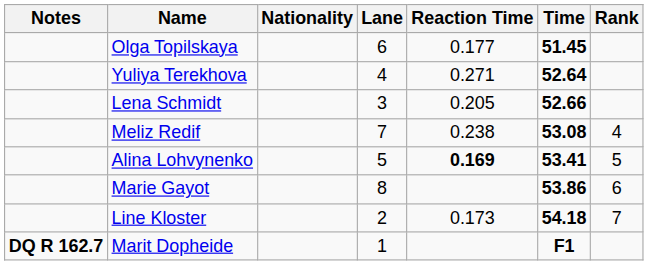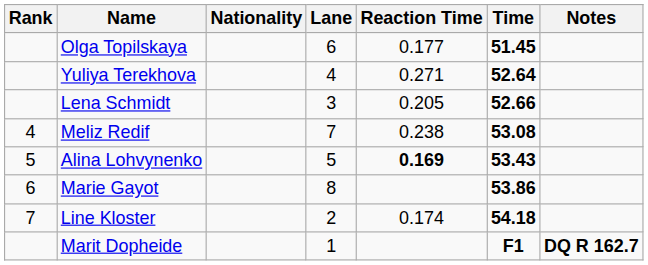columns swapped: (617, 18) <-> (56, 18)
(564, 160) 53.41 -> (513, 160) 53.43
(472, 217) 0.173 -> (422, 217) 0.174
